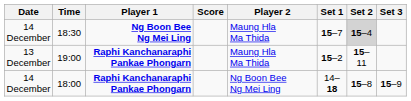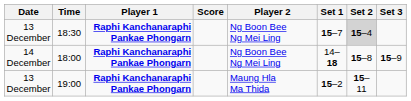(28, 33) 14 December -> (28, 33) 13 December
(161, 33) Ng Boon Bee Ng Mei Ling -> (142, 33) Raphi Kanchanaraphi Pankae Phongarn
(253, 33) Maung Hla Ma Thida -> (258, 33) Ng Boon Bee Ng Mei Ling
rows swapped: (69, 58) <-> (69, 84)
